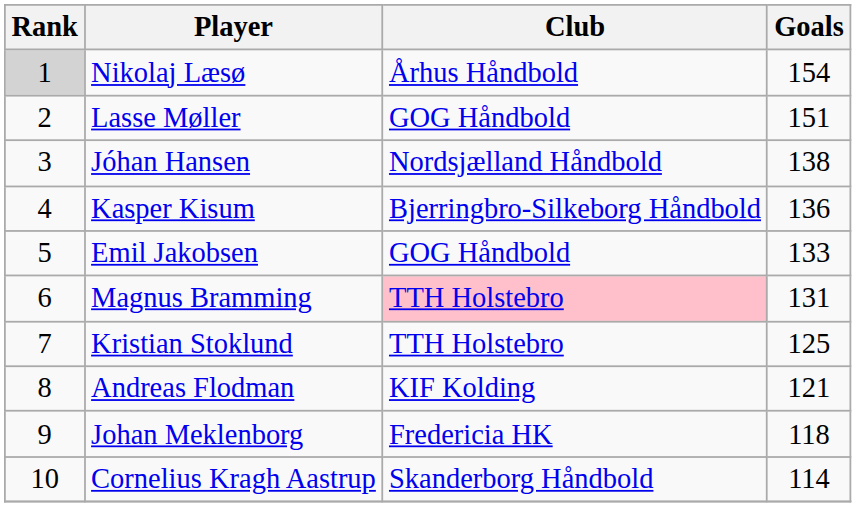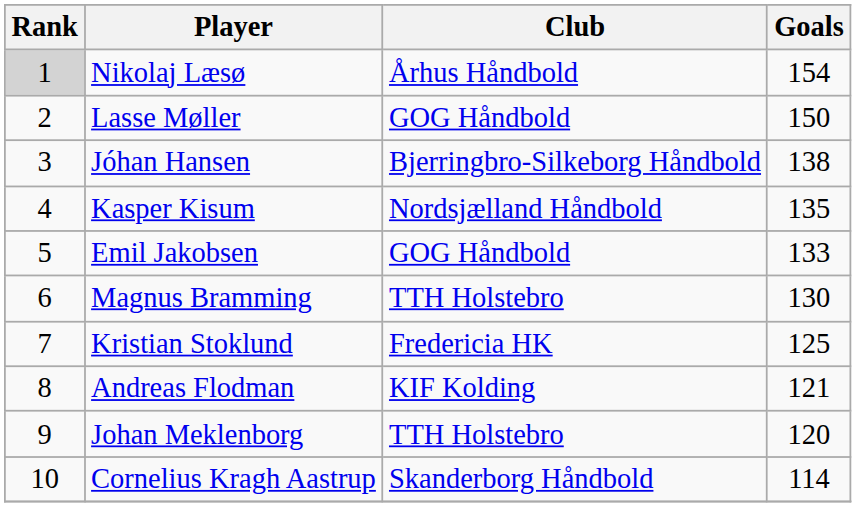(809, 117) 151 -> (809, 117) 150
(525, 162) Nordsjælland Håndbold -> (575, 162) Bjerringbro-Silkeborg Håndbold
(575, 207) Bjerringbro-Silkeborg Håndbold -> (525, 207) Nordsjælland Håndbold
(809, 207) 136 -> (809, 207) 135
(476, 298) pink background -> (476, 298) no background
(809, 298) 131 -> (809, 298) 130
(476, 343) TTH Holstebro -> (471, 343) Fredericia HK
(471, 433) Fredericia HK -> (476, 433) TTH Holstebro
(809, 433) 118 -> (809, 433) 120
